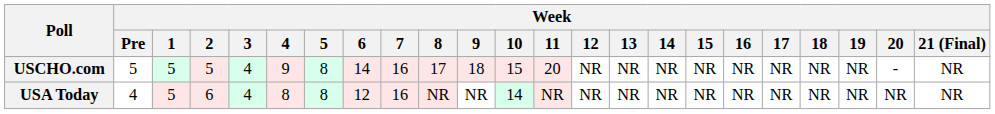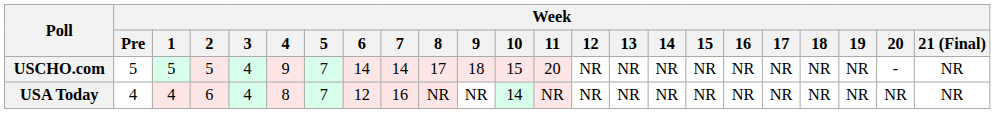(324, 69) 8 -> (324, 69) 7
(400, 69) 16 -> (400, 69) 14
(171, 95) 5 -> (171, 95) 4
(324, 95) 8 -> (324, 95) 7
